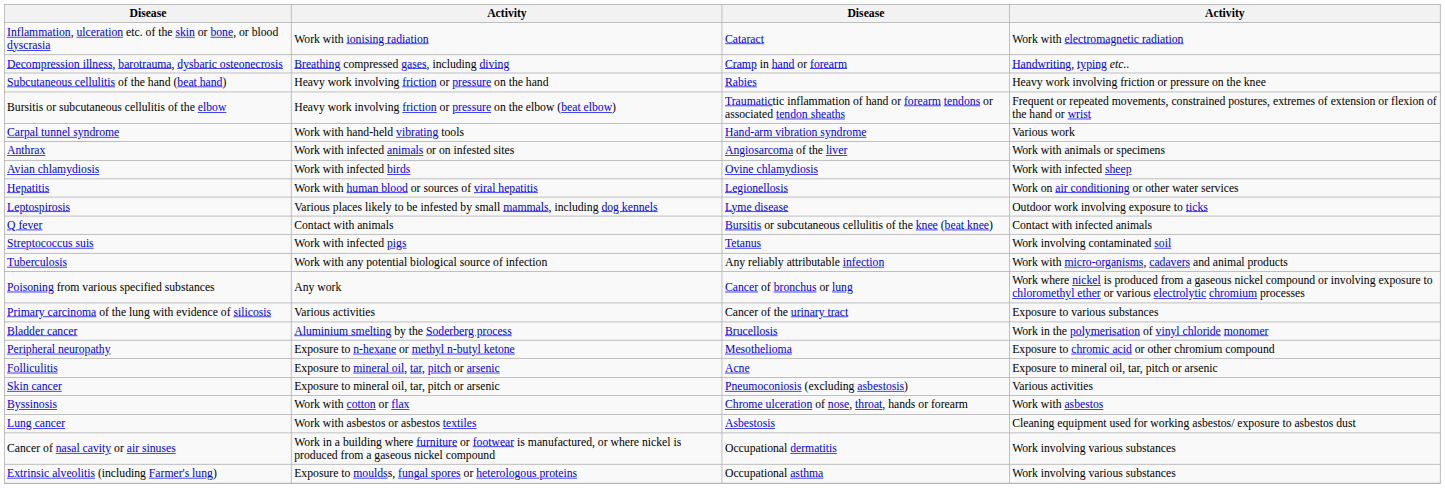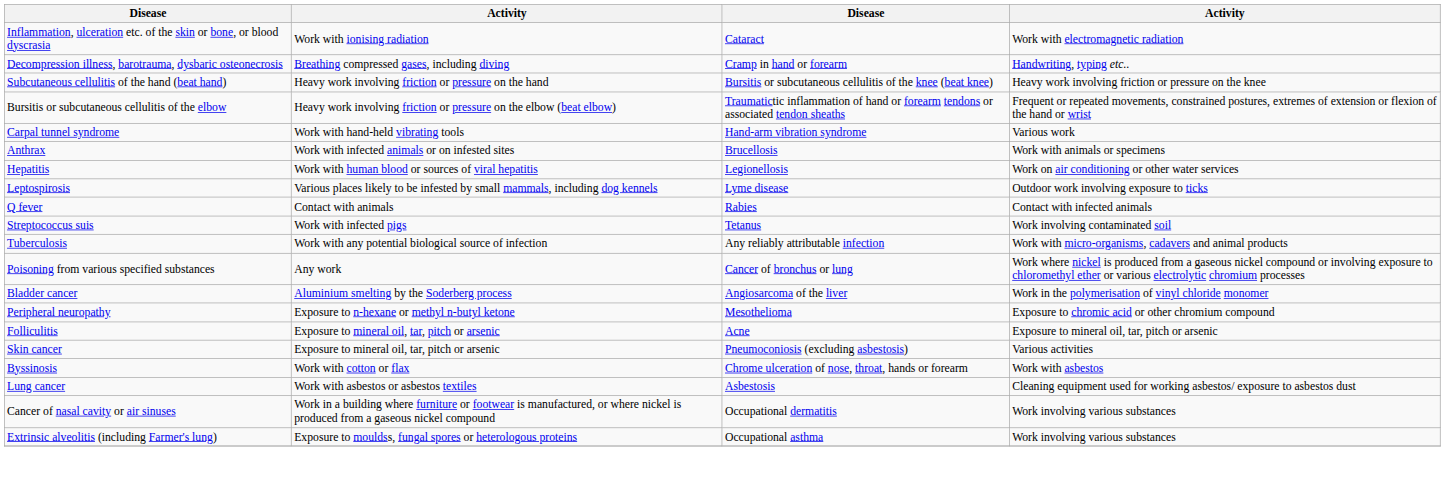(741, 82) Rabies -> (859, 82) Bursitis or subcutaneous cellulitis of the knee (beat knee)
(786, 151) Angiosarcoma of the liver -> (751, 151) Brucellosis
- row: (53, 169)
(859, 225) Bursitis or subcutaneous cellulitis of the knee (beat knee) -> (741, 206) Rabies
- row: (139, 312)
(751, 331) Brucellosis -> (786, 293) Angiosarcoma of the liver
